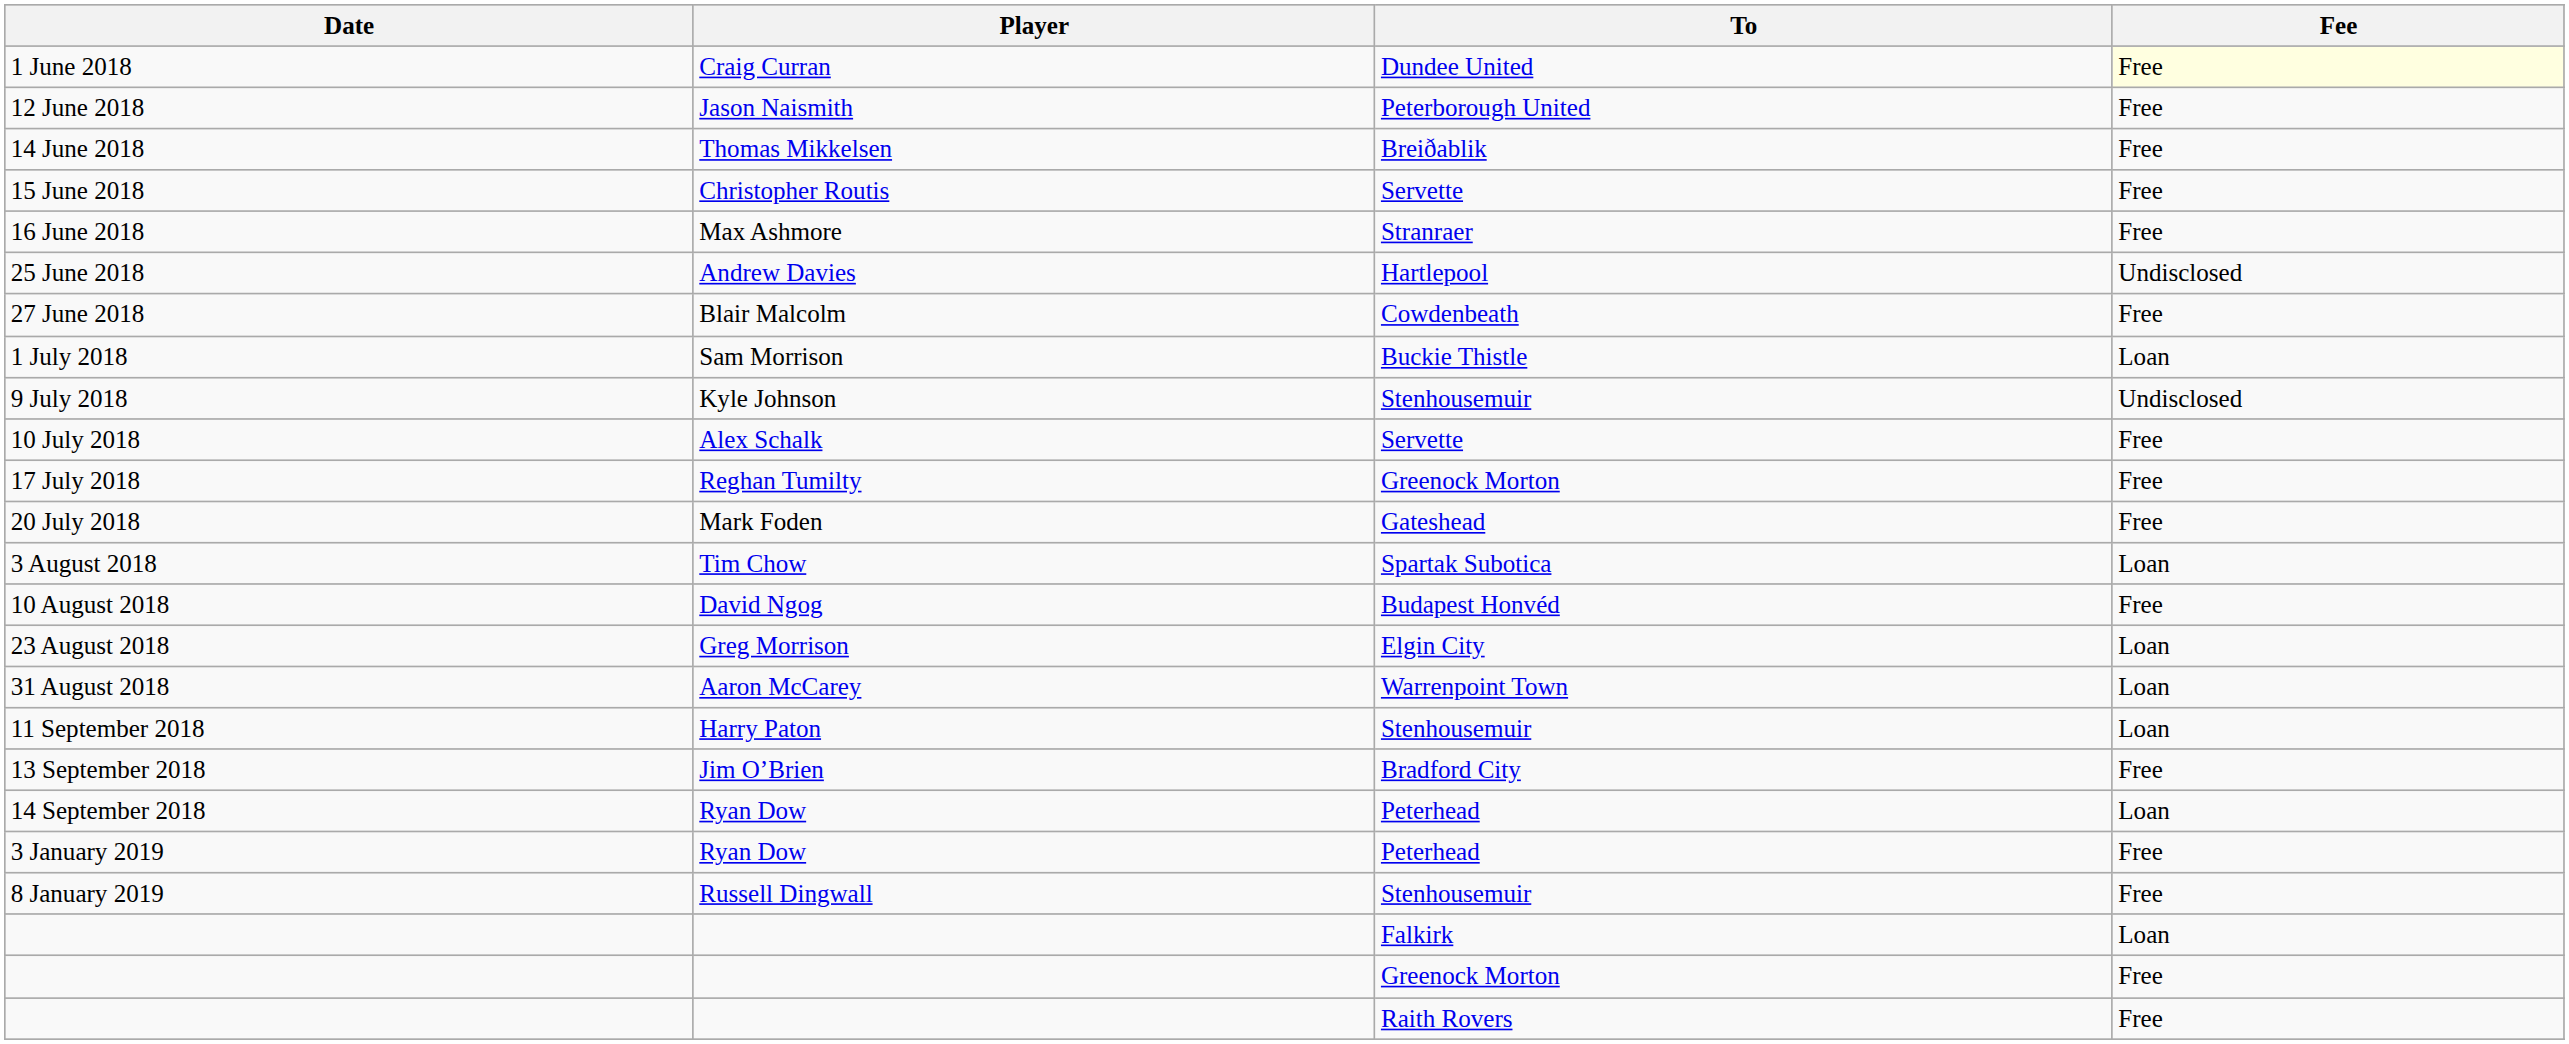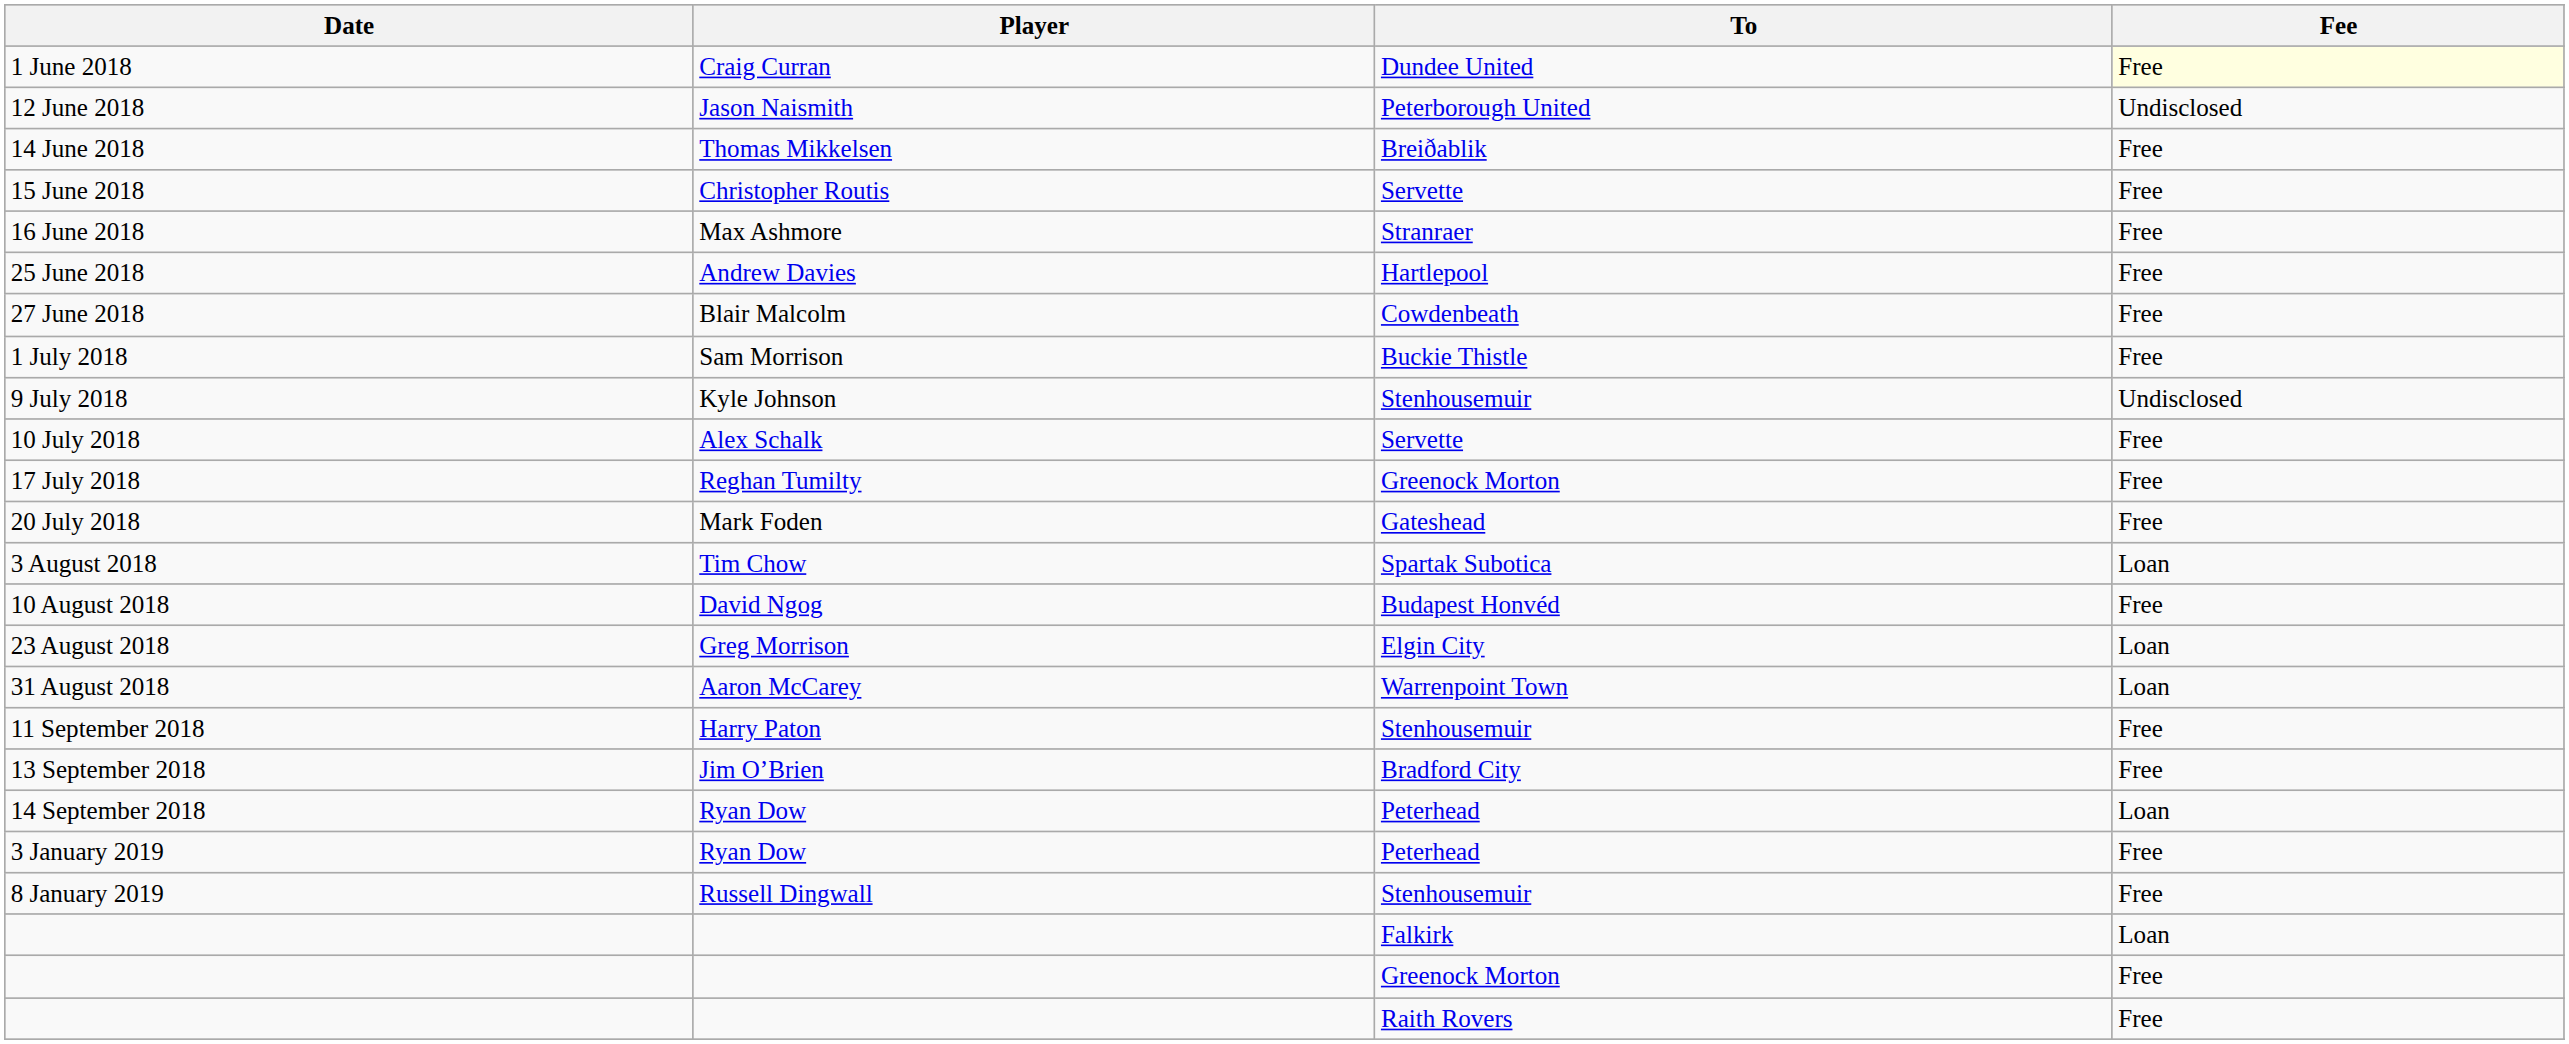(2141, 108) Free -> (2180, 108) Undisclosed
(2180, 273) Undisclosed -> (2141, 273) Free
(2144, 356) Loan -> (2141, 356) Free
(2144, 728) Loan -> (2141, 728) Free
